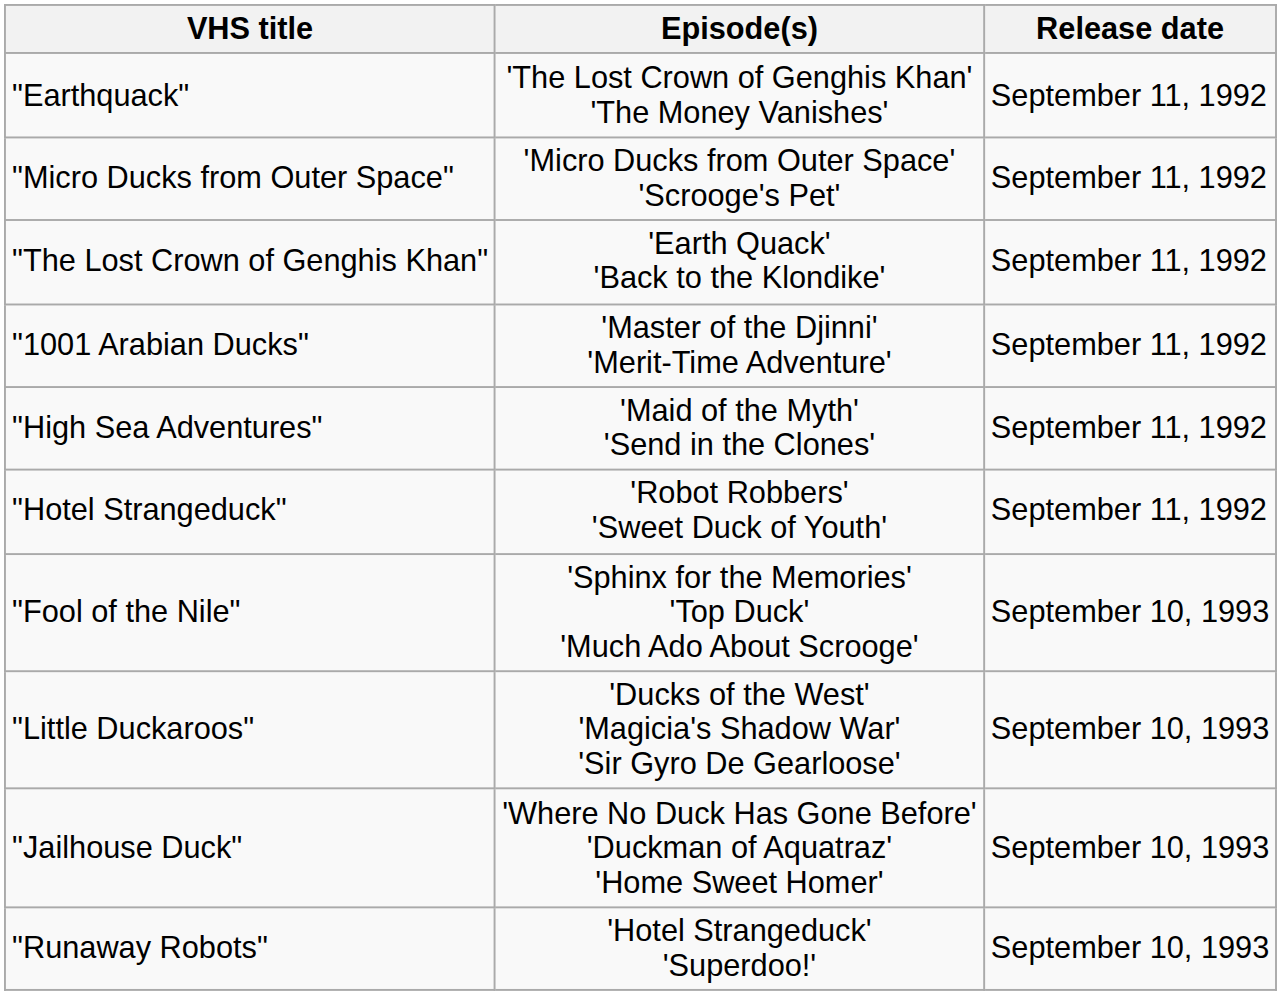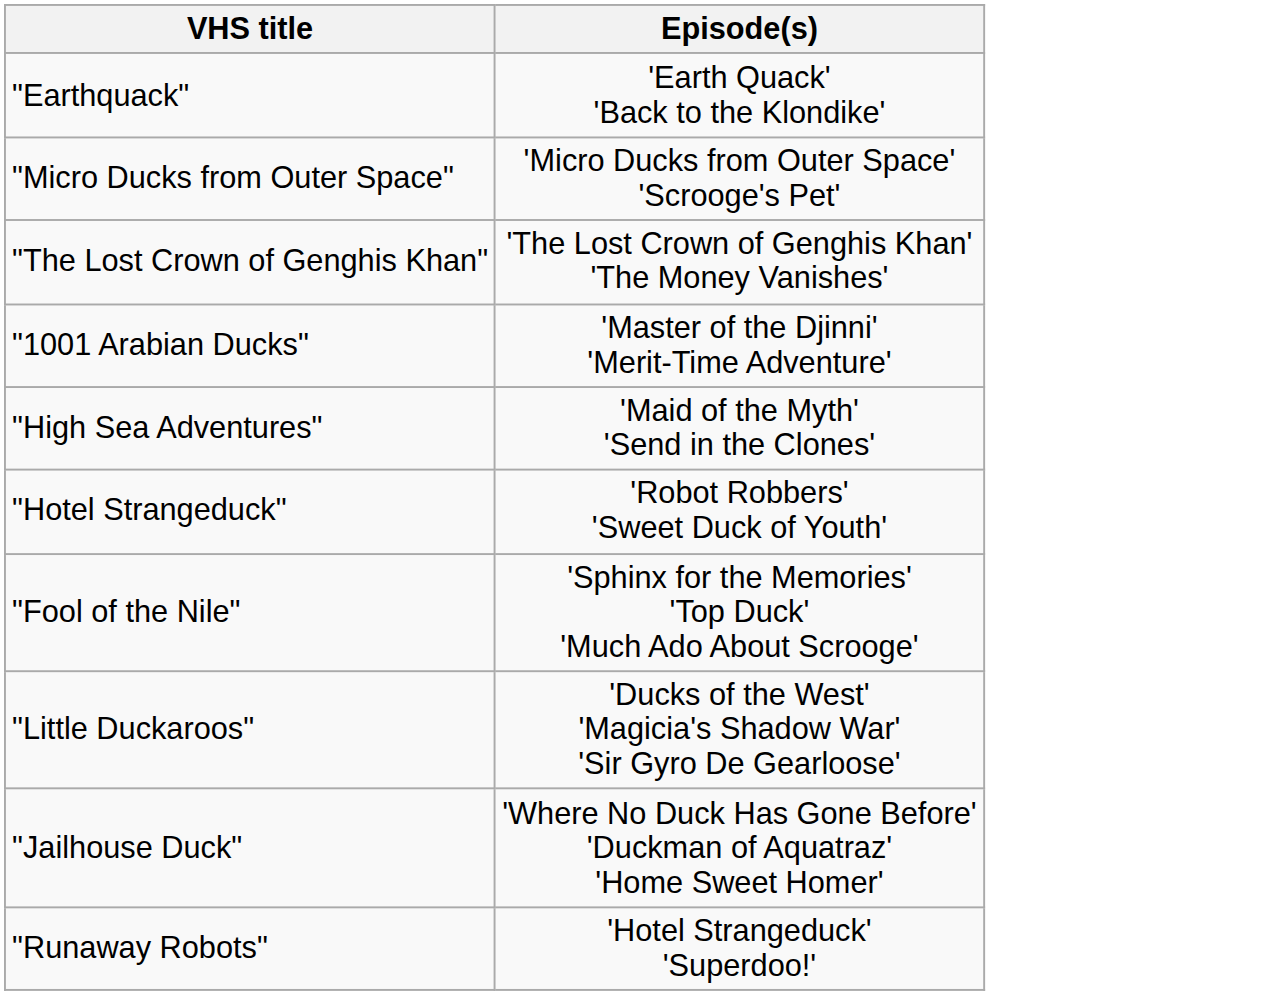- column: (1130, 28)
(739, 94) 'The Lost Crown of Genghis Khan' 'The Money Vanishes' -> (739, 94) 'Earth Quack' 'Back to the Klondike'
(739, 261) 'Earth Quack' 'Back to the Klondike' -> (739, 261) 'The Lost Crown of Genghis Khan' 'The Money Vanishes'
